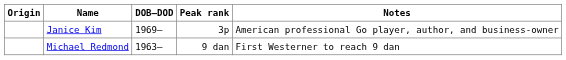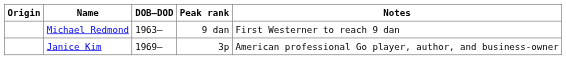rows swapped: (74, 30) <-> (88, 46)
